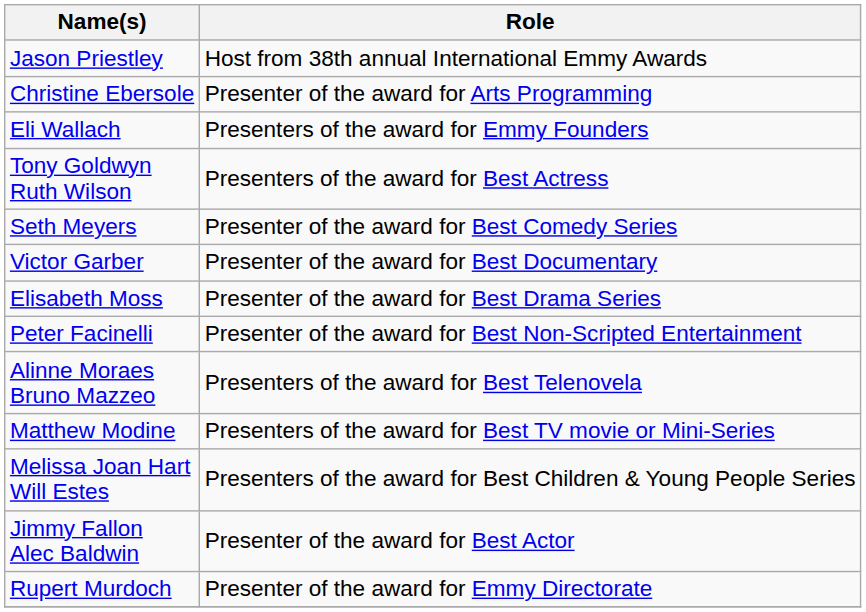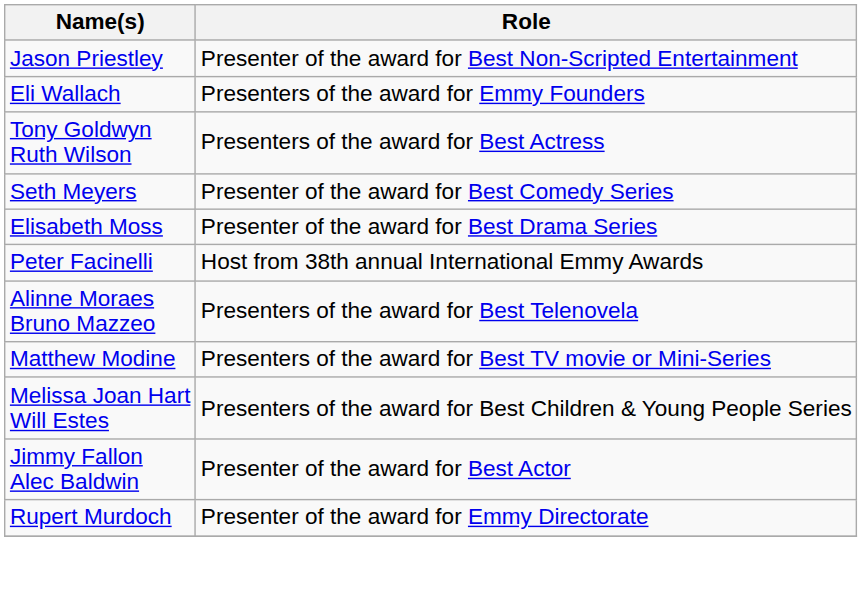(456, 58) Host from 38th annual International Emmy Awards -> (499, 58) Presenter of the award for Best Non-Scripted Entertainment
- row: (102, 93)
- row: (77, 262)
(503, 333) Presenter of the award for Best Non-Scripted Entertainment -> (452, 262) Host from 38th annual International Emmy Awards
